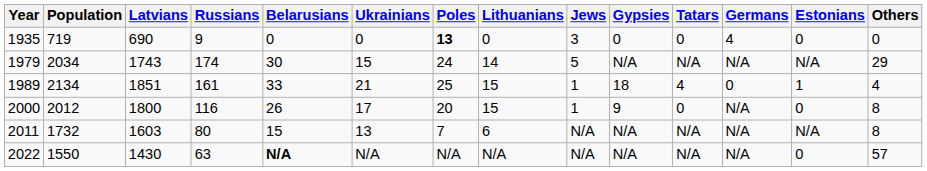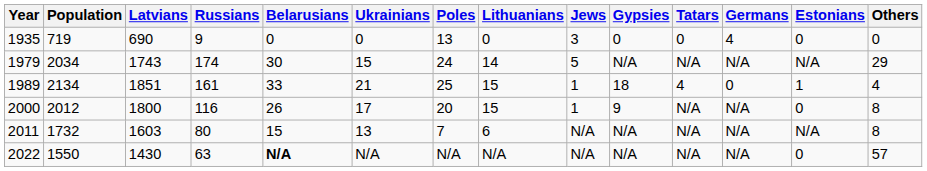(445, 39) bold -> (445, 39) normal
(680, 108) 0 -> (688, 108) N/A
